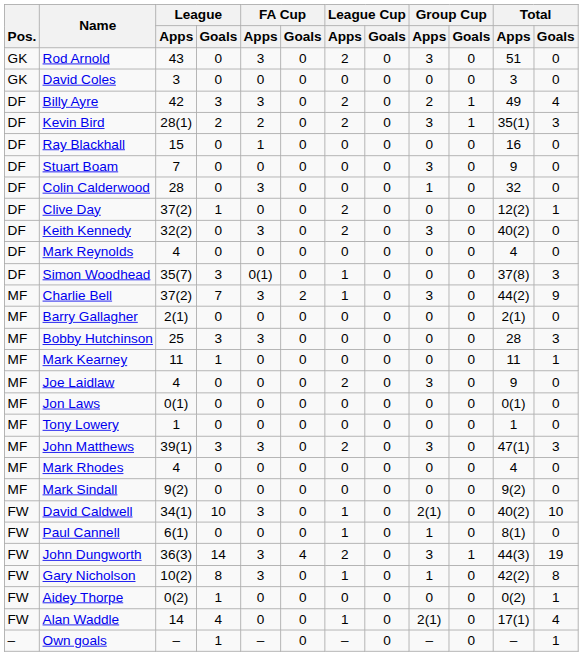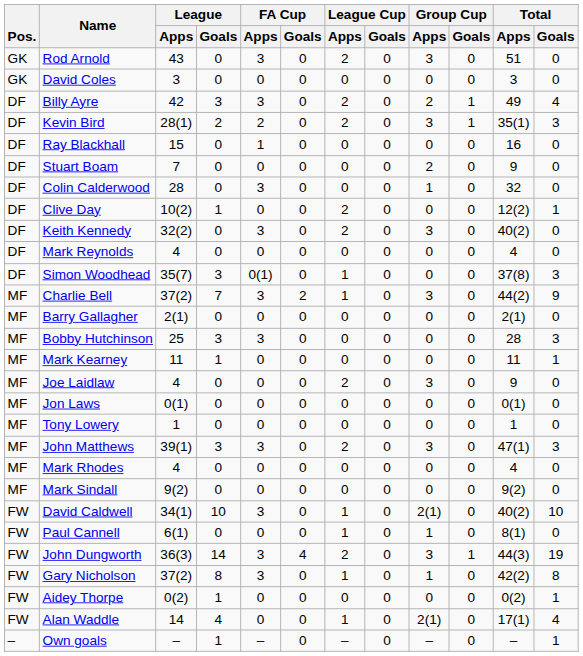(429, 166) 3 -> (429, 166) 2
(176, 209) 37(2) -> (176, 209) 10(2)
(176, 576) 10(2) -> (176, 576) 37(2)
